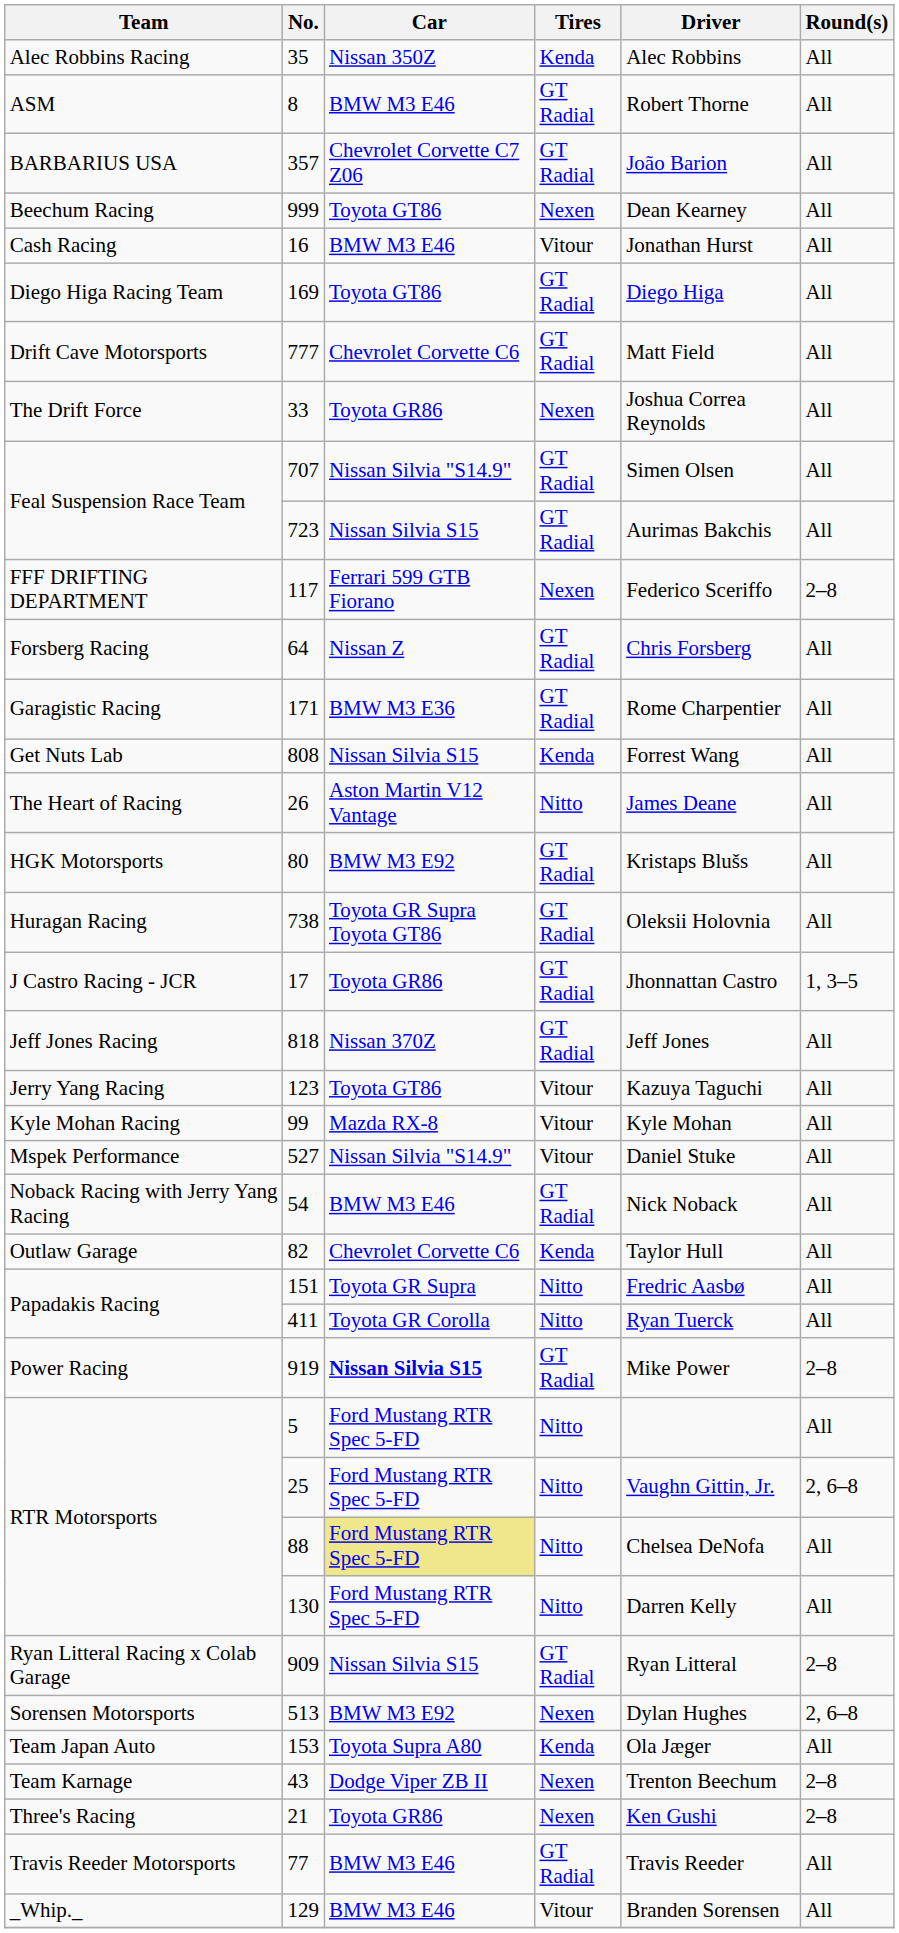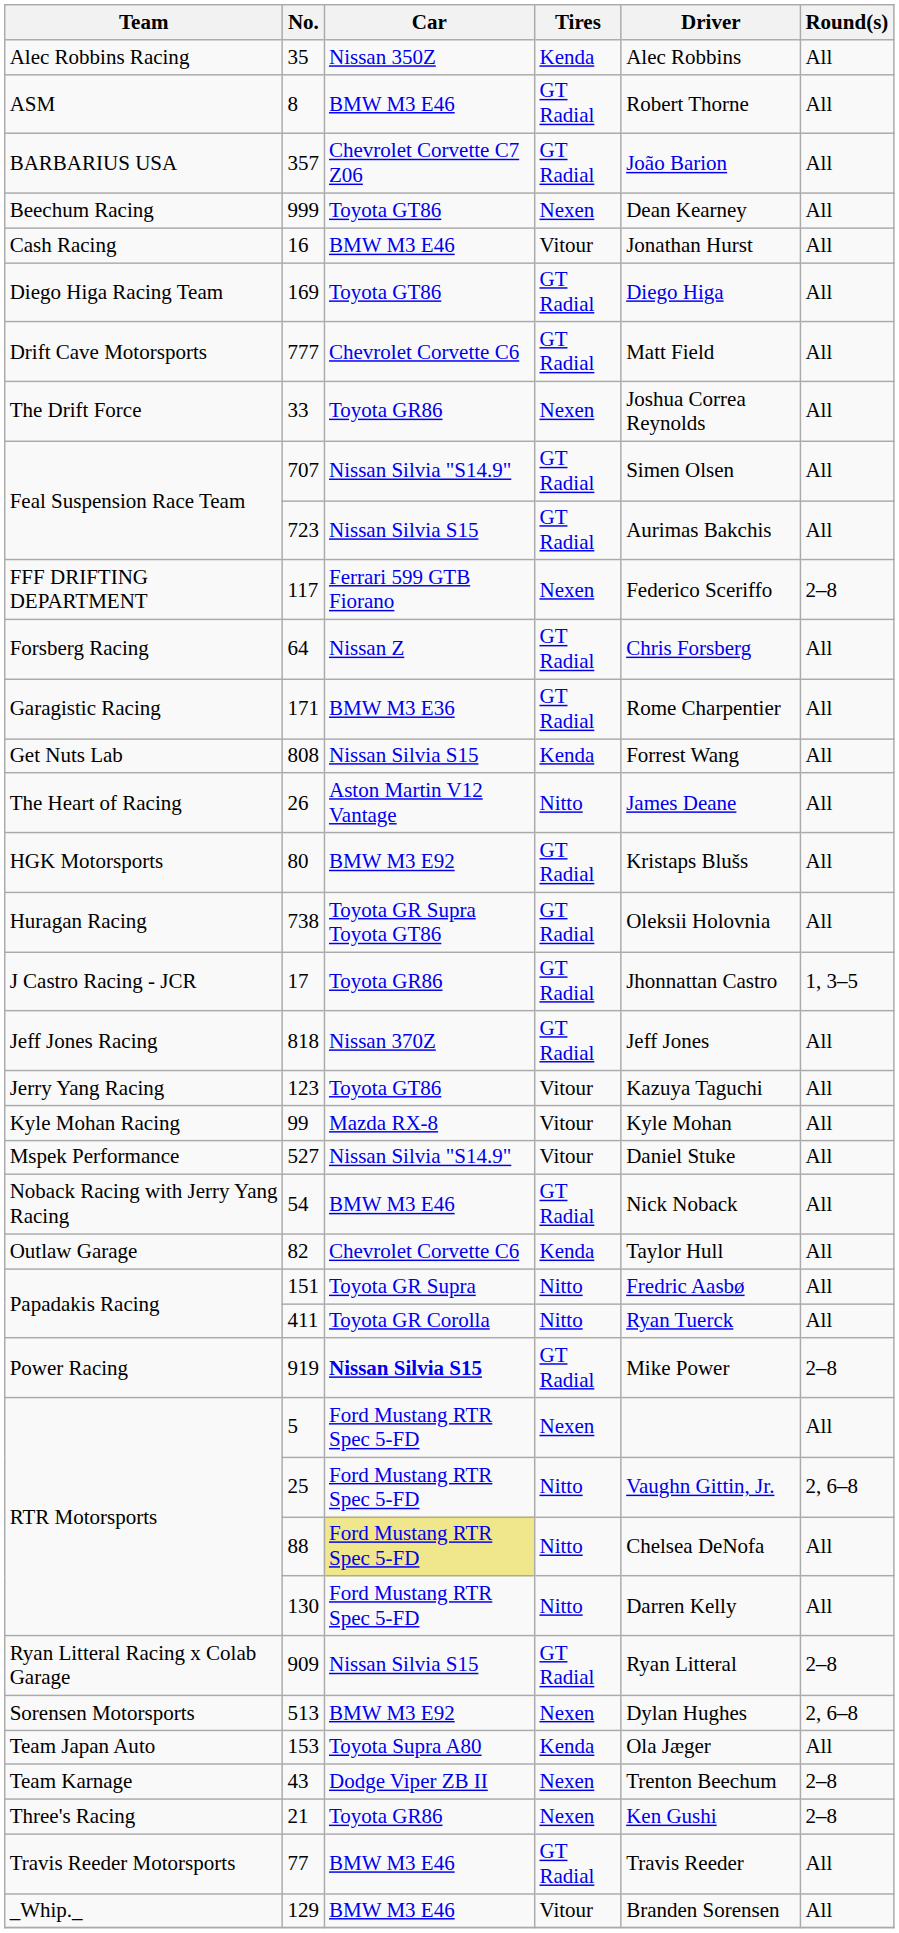(561, 1427) Nitto -> (567, 1427) Nexen
